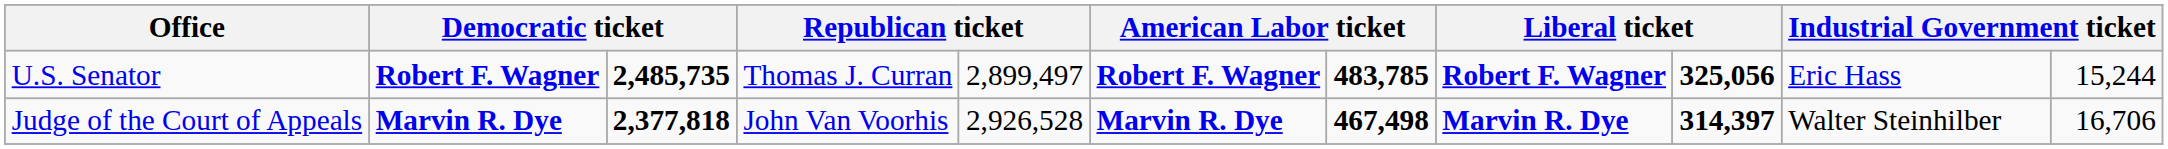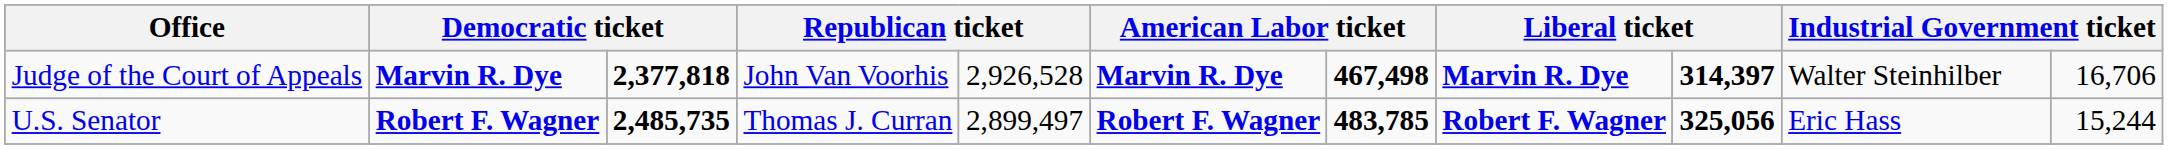rows swapped: (187, 120) <-> (86, 74)
